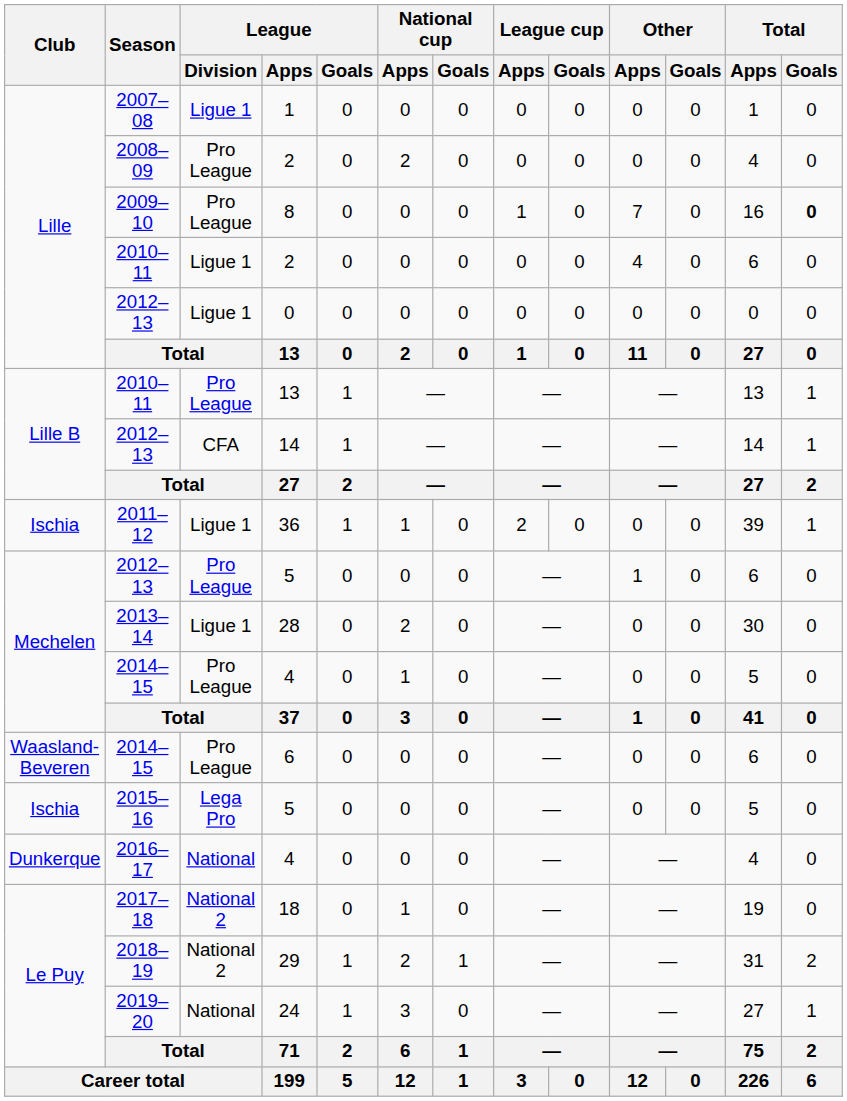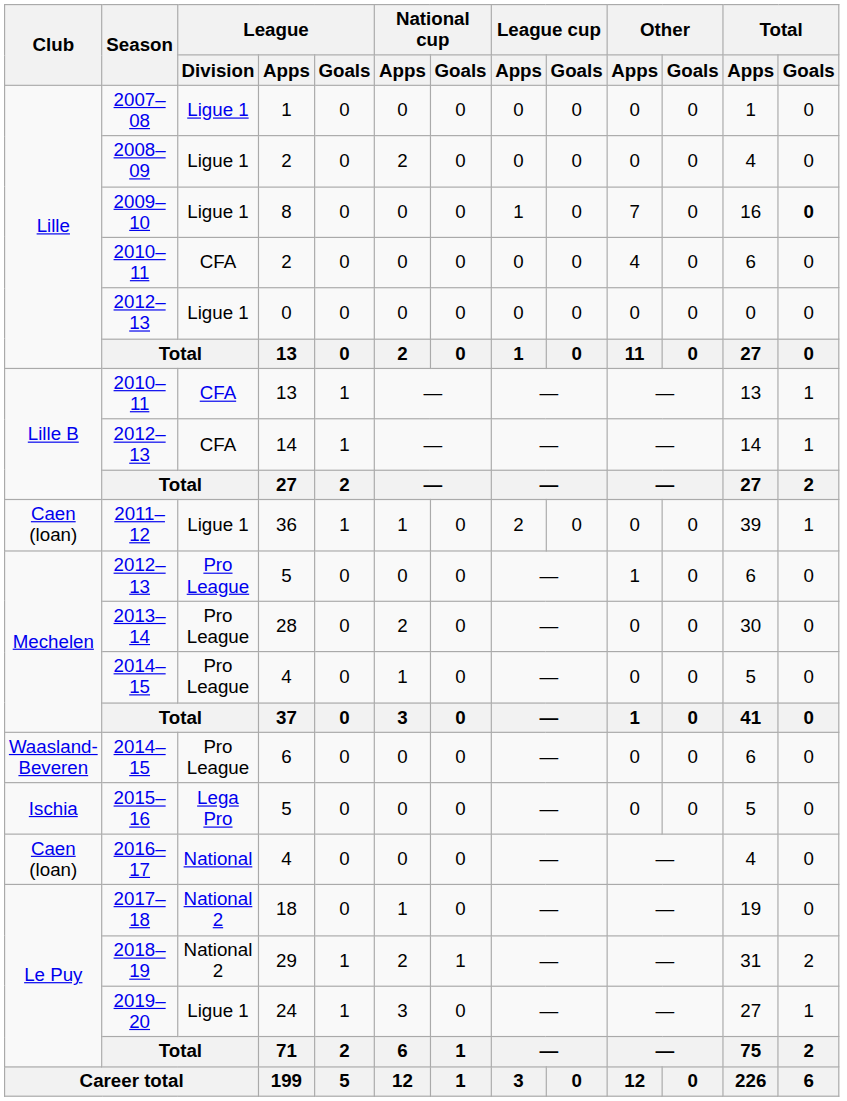(221, 161) Pro League -> (218, 161) Ligue 1
(221, 211) Pro League -> (218, 211) Ligue 1
(221, 262) Ligue 1 -> (218, 262) CFA
(221, 393) Pro League -> (218, 393) CFA
(55, 524) Ischia -> (53, 524) Caen (loan)
(221, 626) Ligue 1 -> (218, 626) Pro League
(55, 859) Dunkerque -> (53, 859) Caen (loan)
(221, 1011) National -> (218, 1011) Ligue 1
